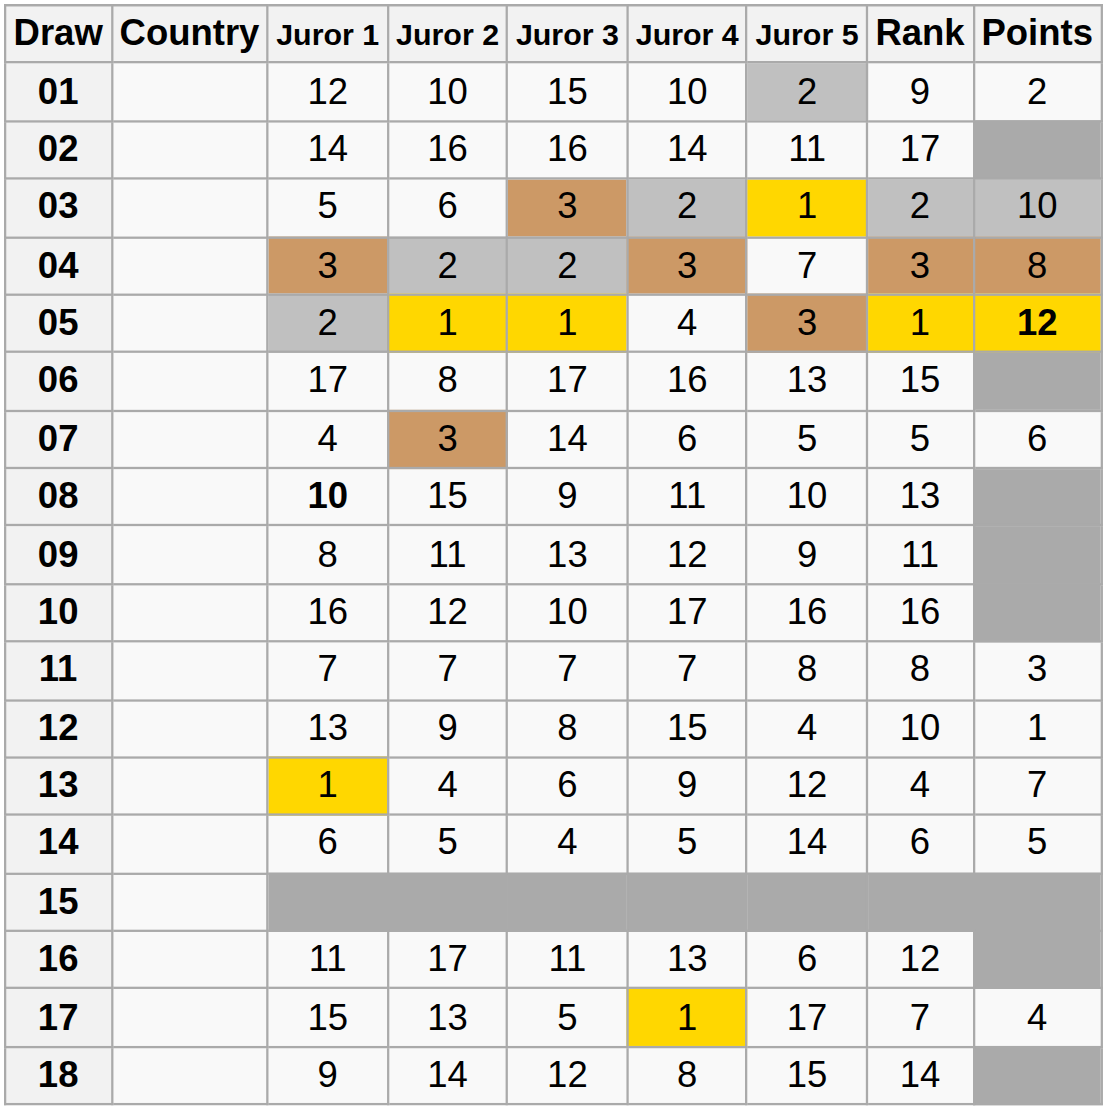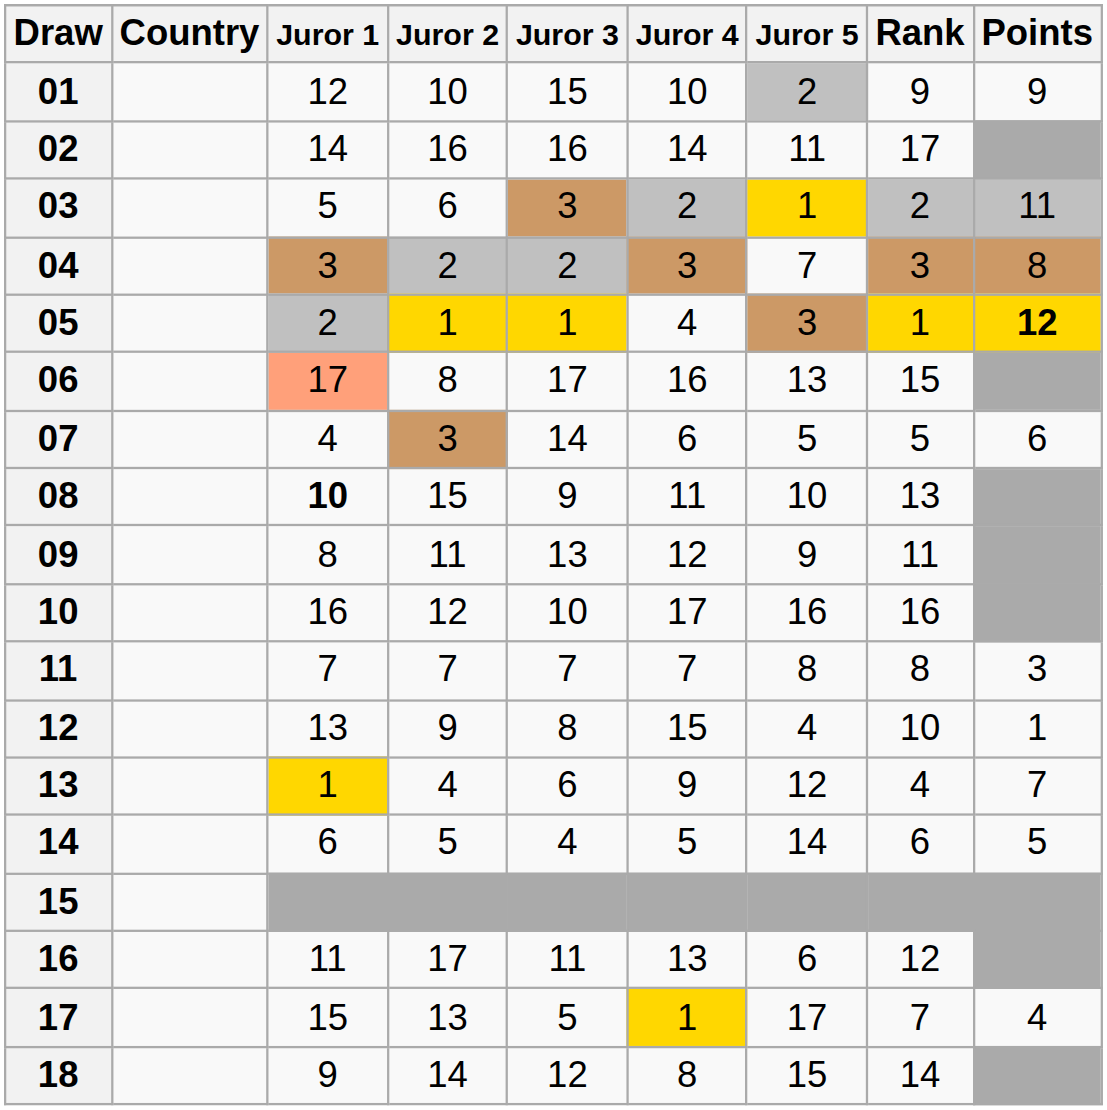(1037, 91) 2 -> (1037, 91) 9
(1037, 206) 10 -> (1037, 206) 11
(328, 380) no background -> (328, 380) lightsalmon background
